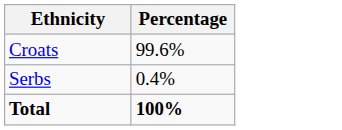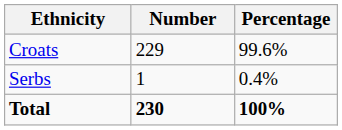+ column: (183, 19)
